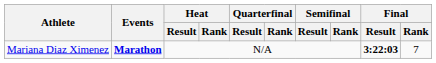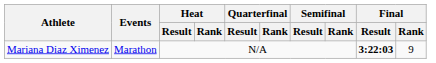(138, 50) bold -> (135, 50) normal
(416, 50) 7 -> (411, 50) 9
